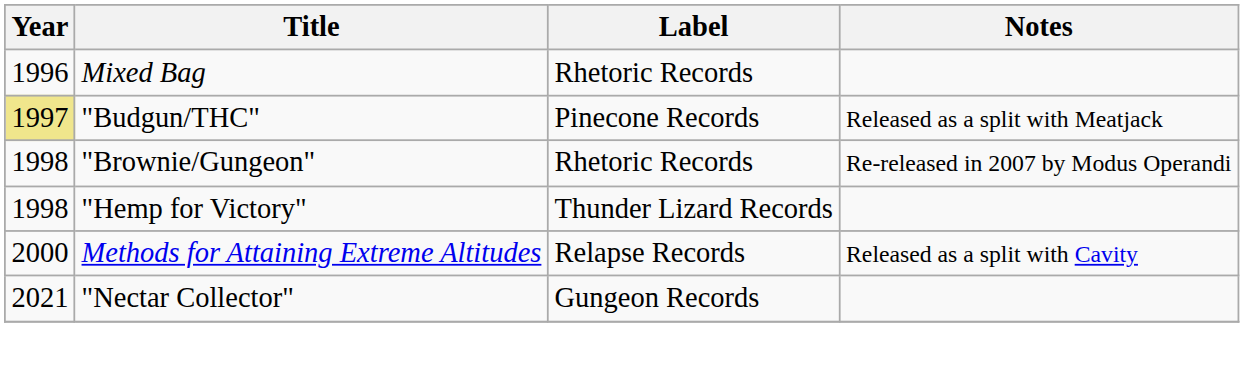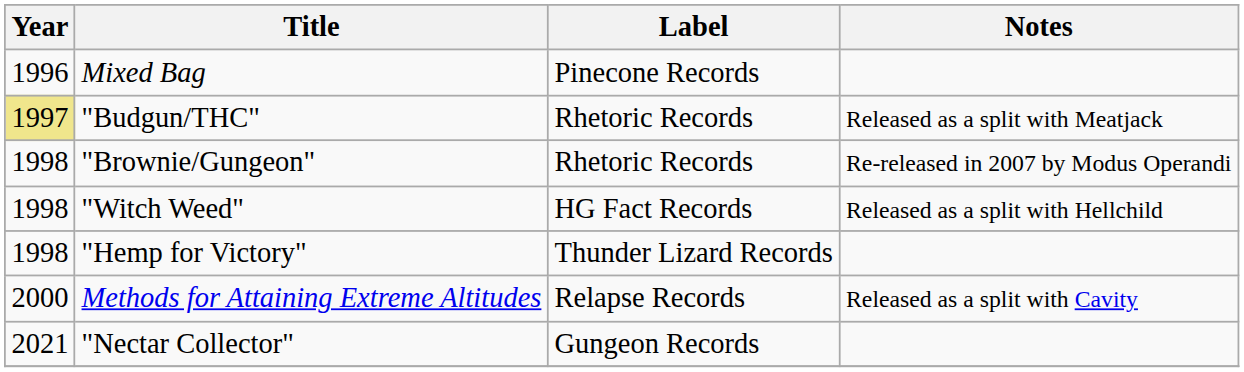(654, 72) Rhetoric Records -> (657, 72) Pinecone Records
(657, 117) Pinecone Records -> (654, 117) Rhetoric Records
+ row: (163, 207)
